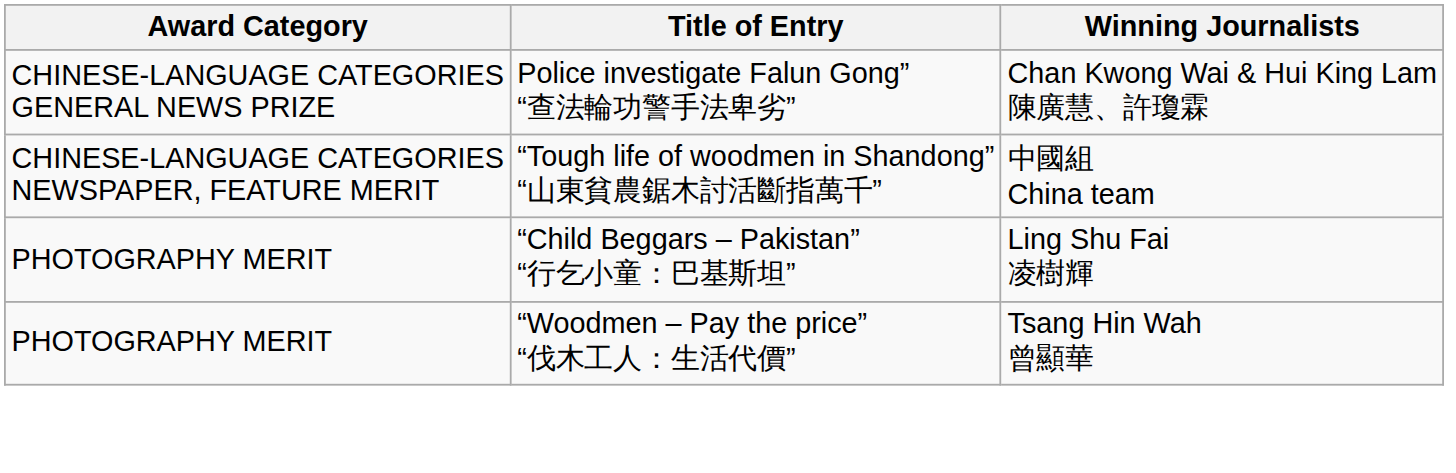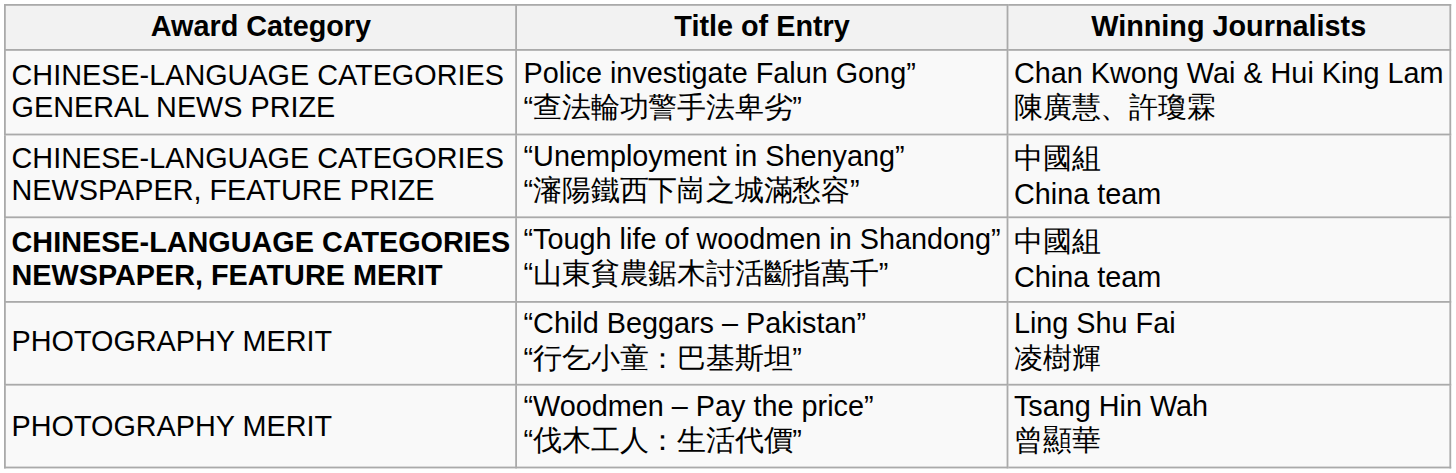+ row: (714, 173)
(258, 175) normal -> (261, 258) bold
